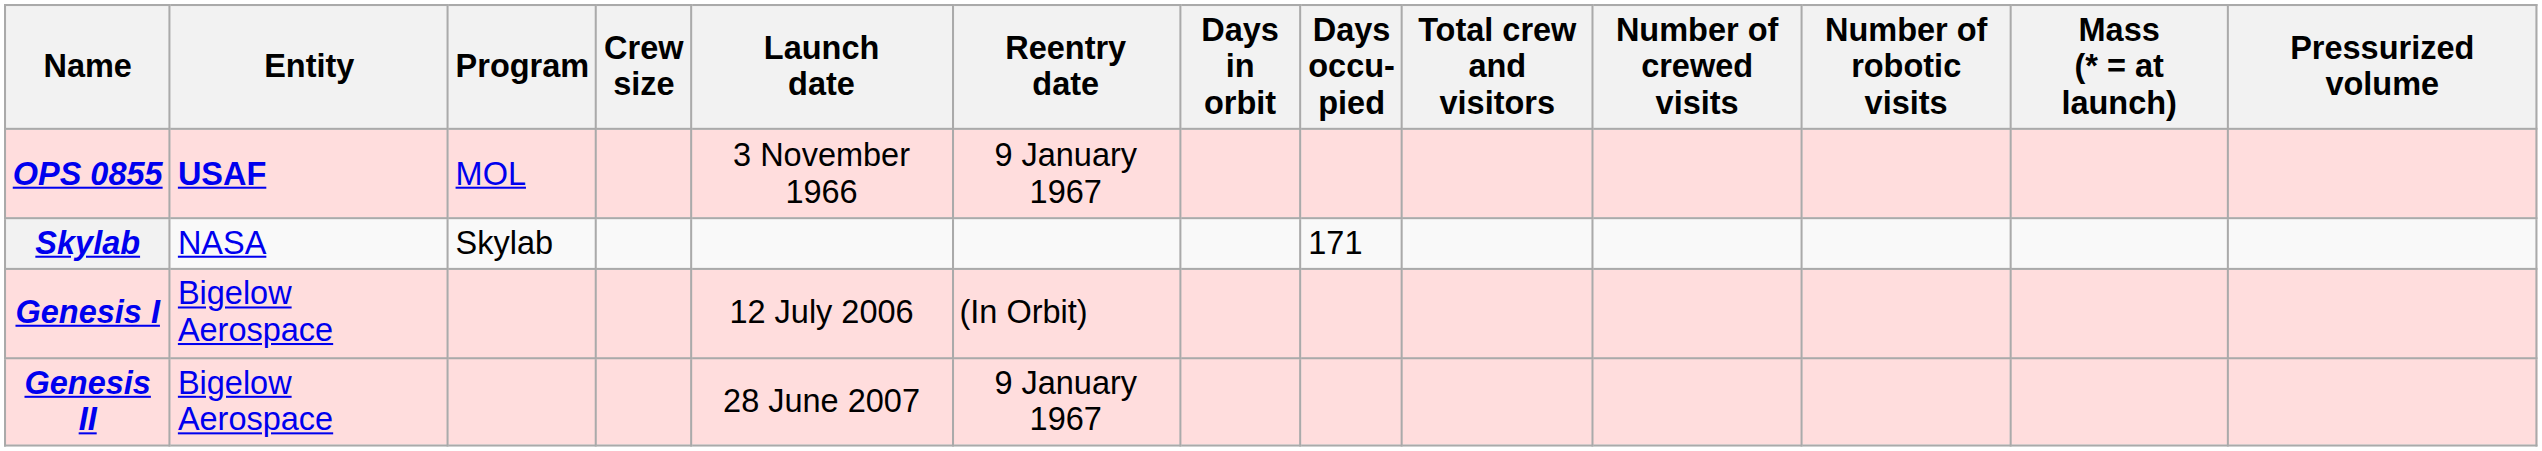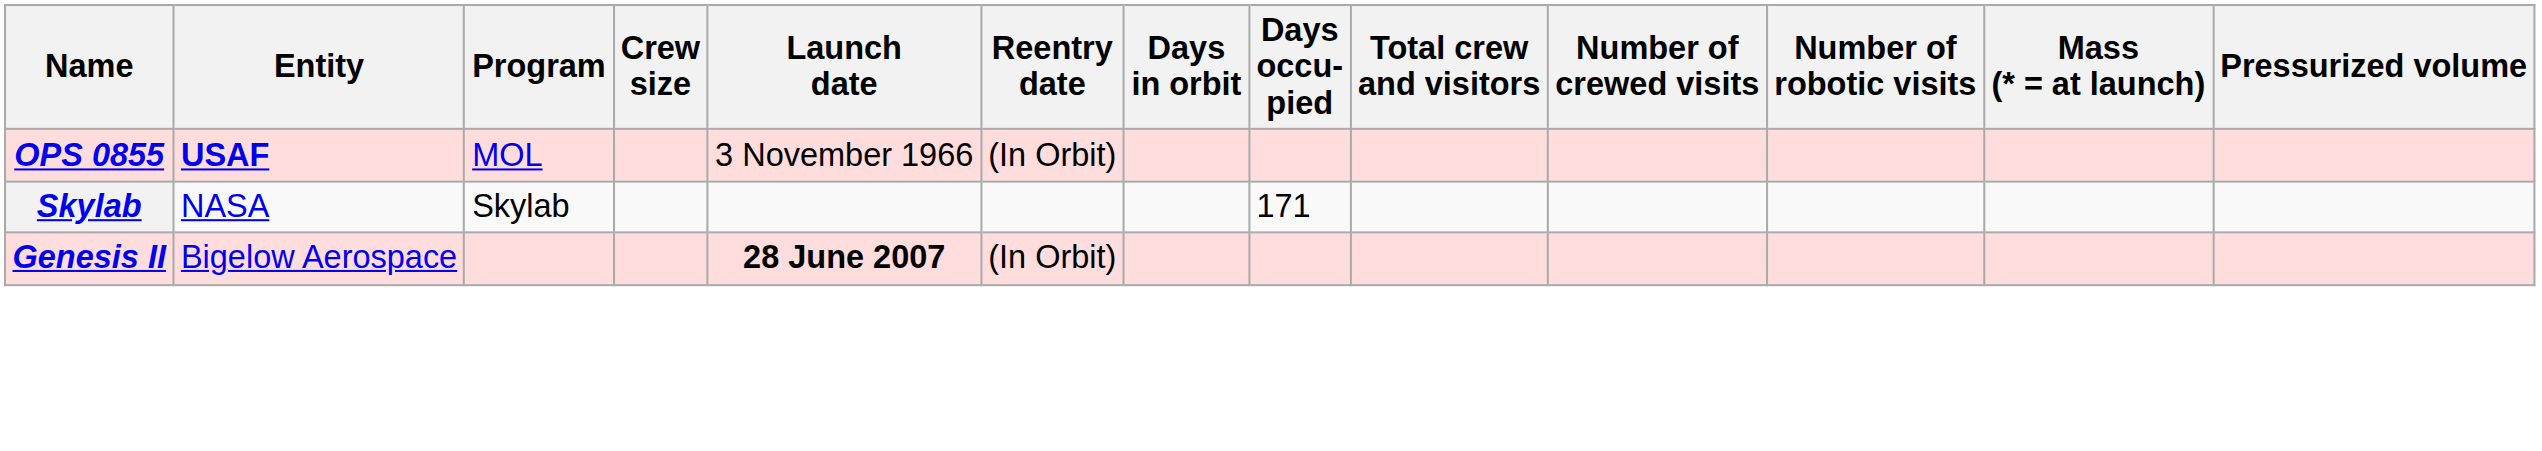(1066, 173) 9 January 1967 -> (1052, 154) (In Orbit)
- row: (88, 312)
(822, 400) normal -> (844, 257) bold
(1066, 400) 9 January 1967 -> (1052, 257) (In Orbit)
